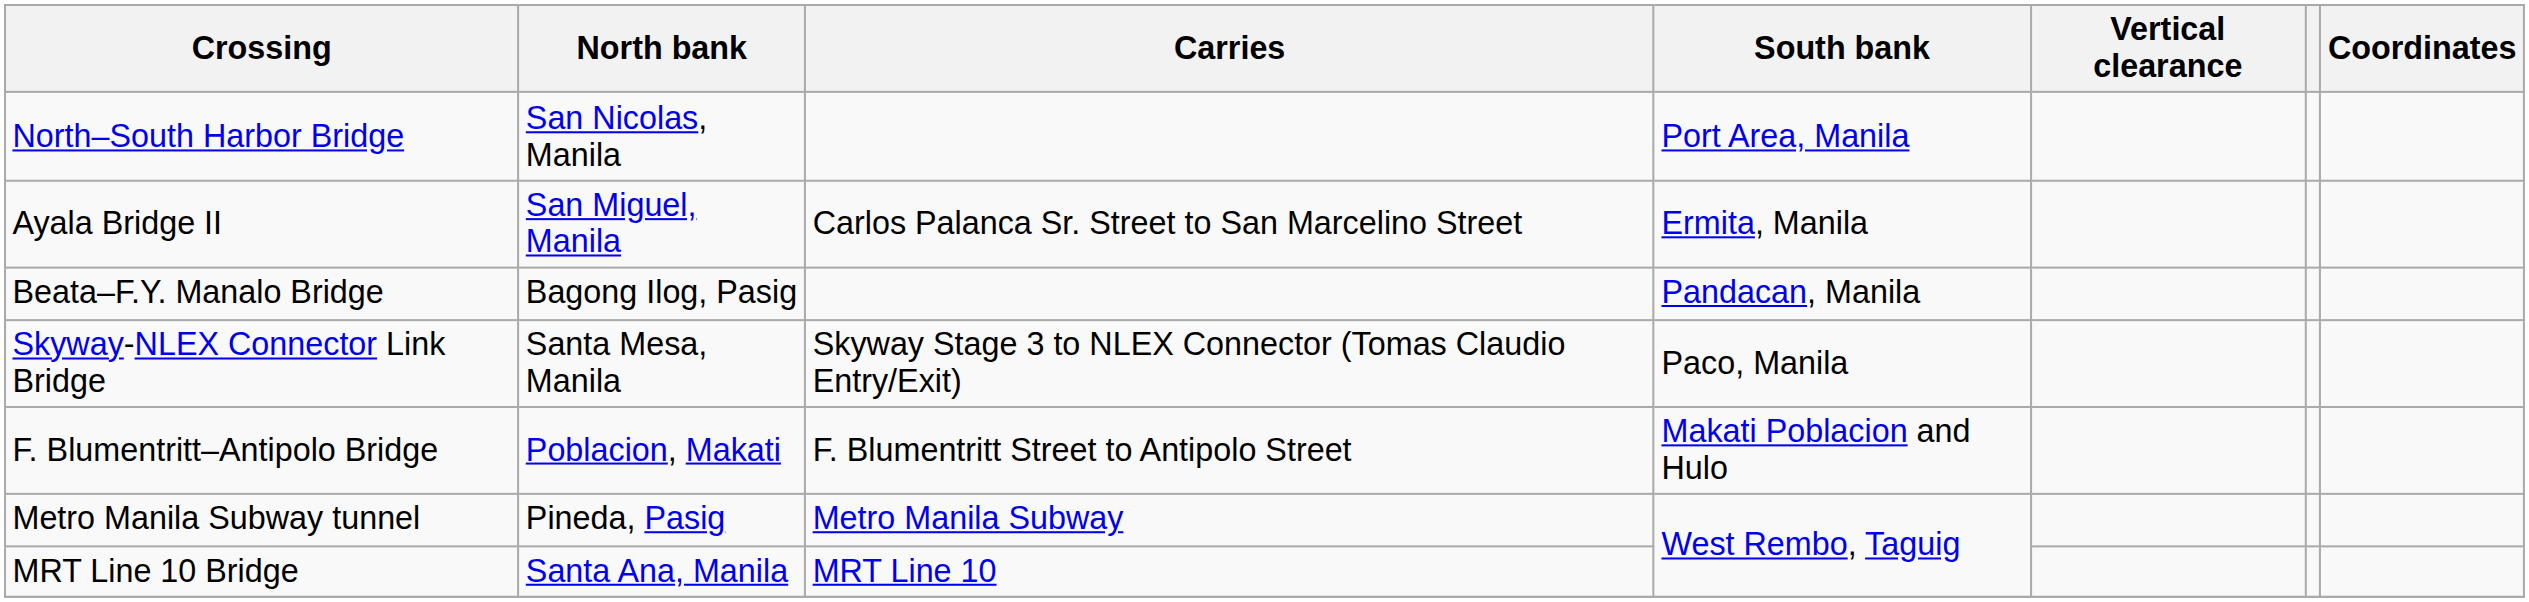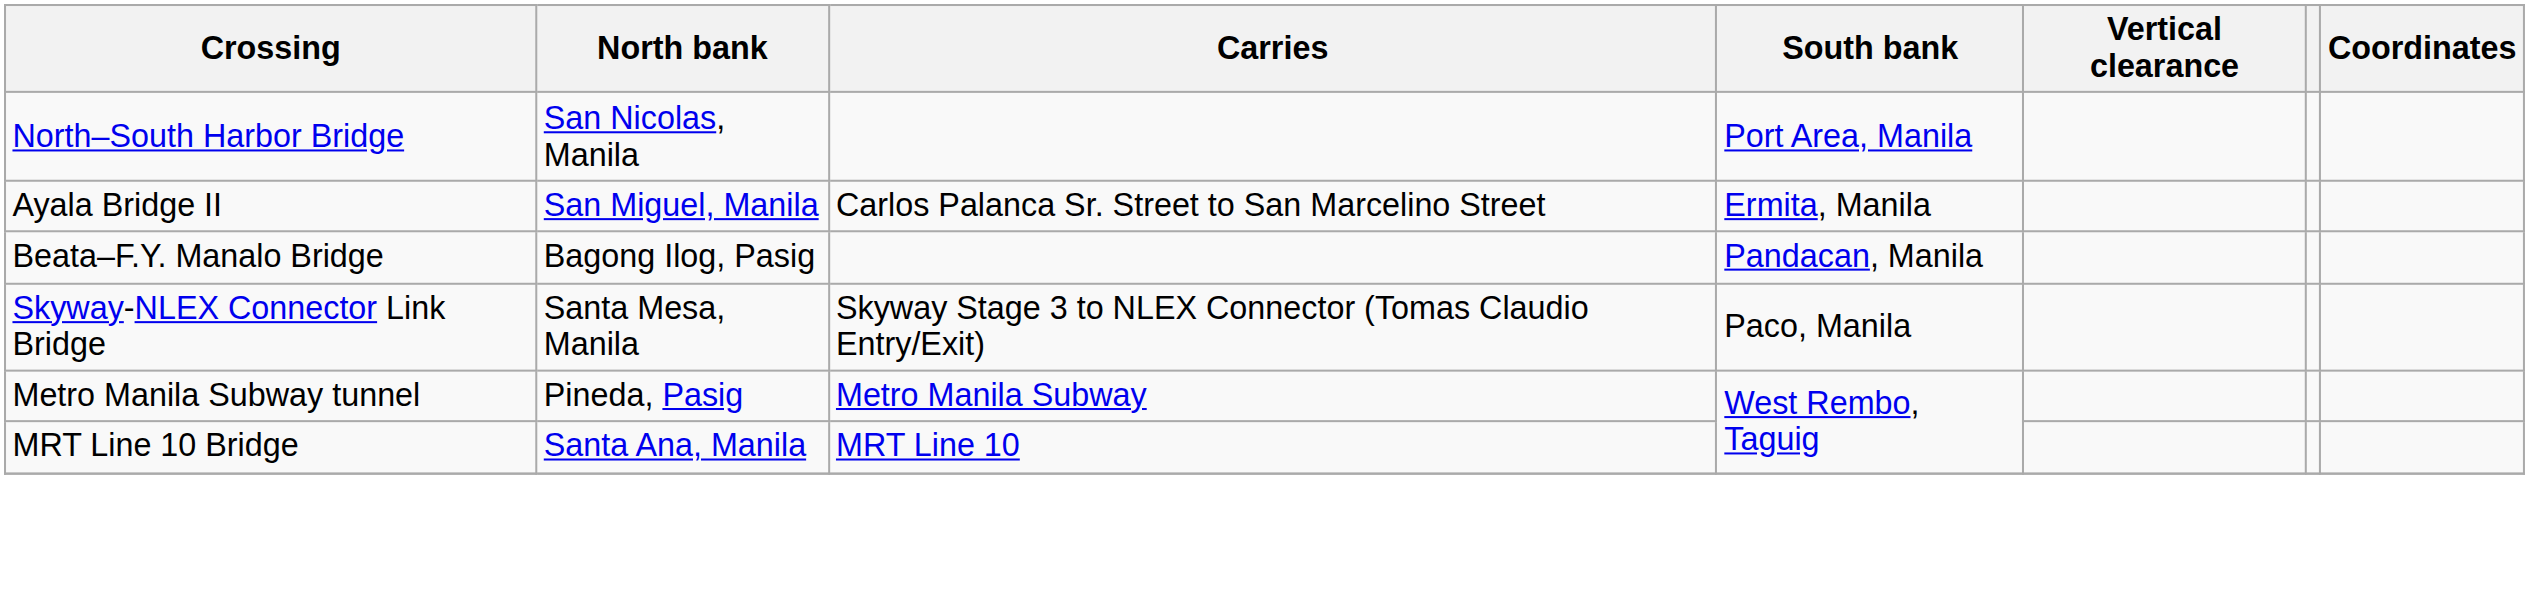- row: (225, 450)
